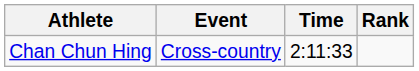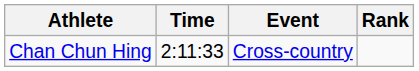columns swapped: (221, 20) <-> (321, 20)
